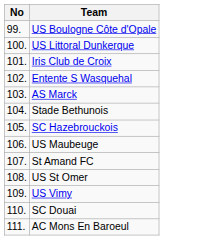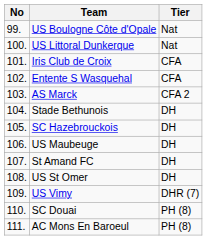+ column: (180, 12)
